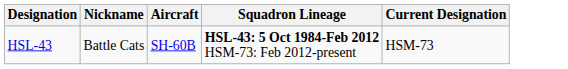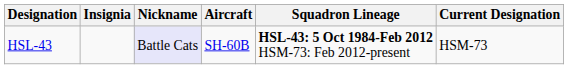+ column: (107, 15)
(114, 44) no background -> (168, 44) lavender background
